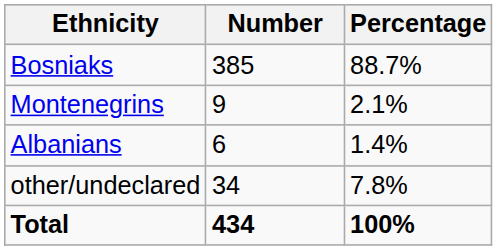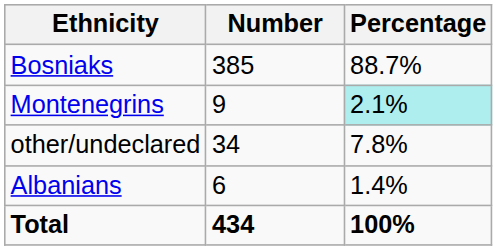(379, 104) no background -> (379, 104) paleturquoise background
rows swapped: (66, 144) <-> (105, 184)
